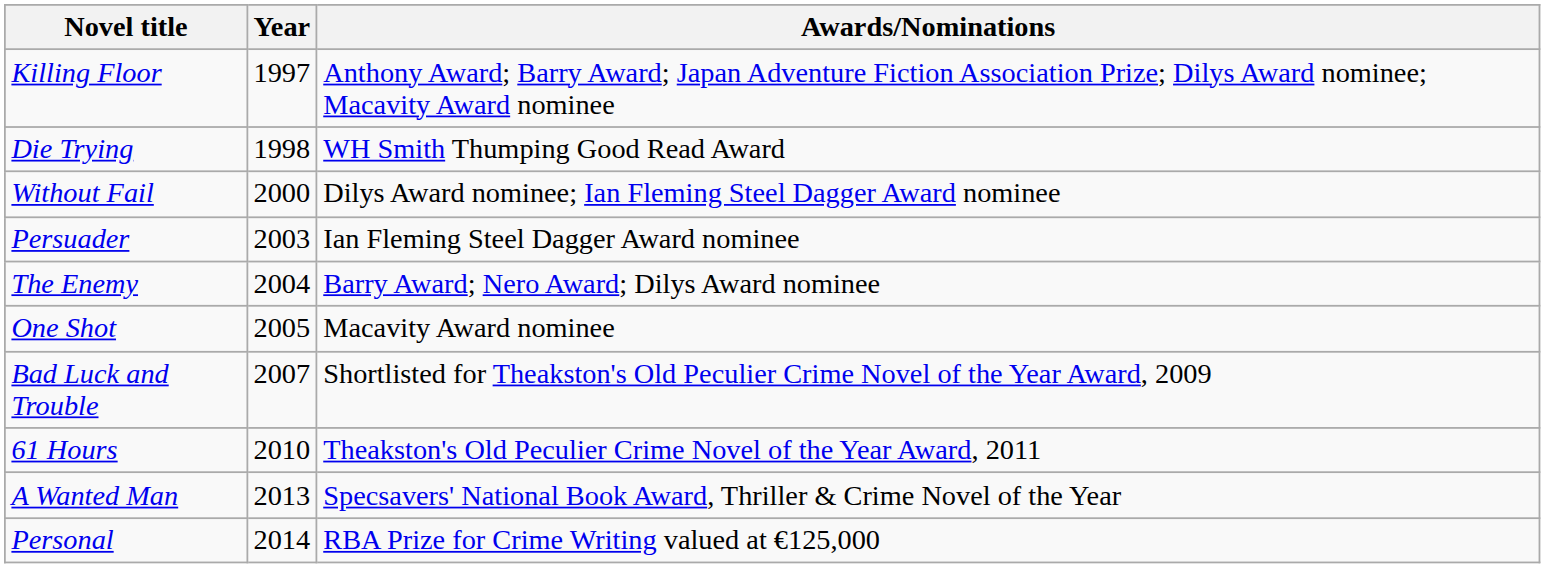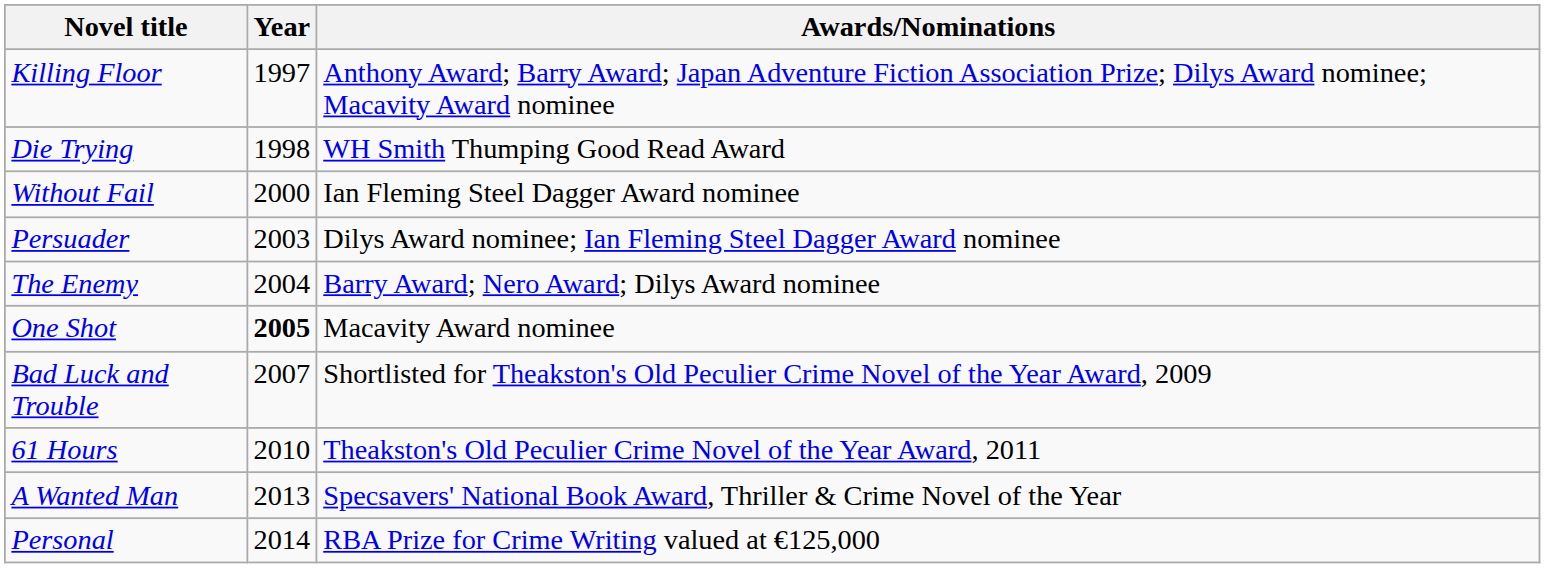(692, 193) Dilys Award nominee; Ian Fleming Steel Dagger Award nominee -> (561, 193) Ian Fleming Steel Dagger Award nominee
(561, 238) Ian Fleming Steel Dagger Award nominee -> (692, 238) Dilys Award nominee; Ian Fleming Steel Dagger Award nominee
(282, 328) normal -> (282, 328) bold
